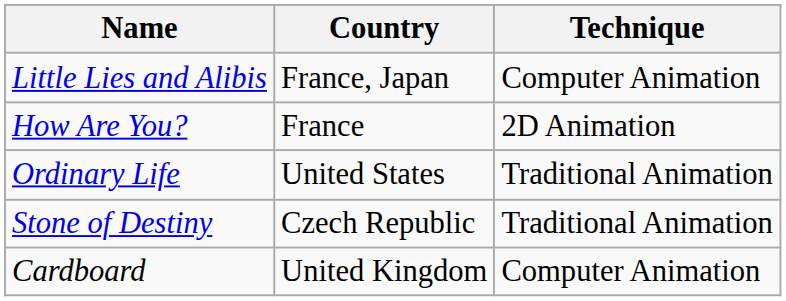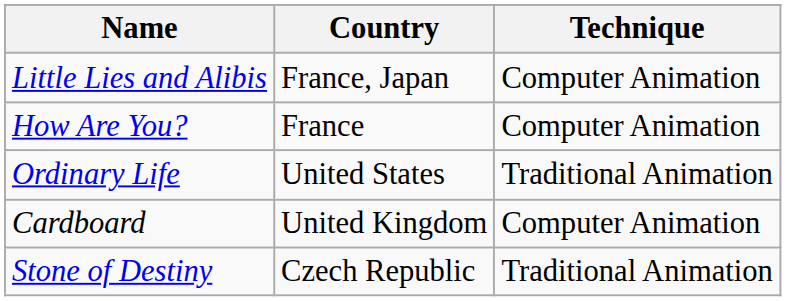(588, 125) 2D Animation -> (631, 125) Computer Animation
rows swapped: (112, 222) <-> (79, 271)
